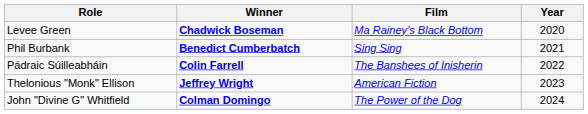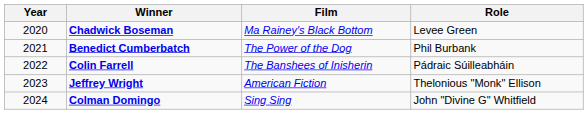columns swapped: (552, 13) <-> (90, 13)
(378, 48) Sing Sing -> (298, 48) The Power of the Dog
(408, 100) The Power of the Dog -> (268, 100) Sing Sing
